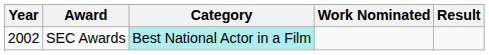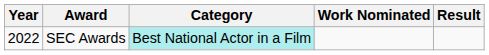(24, 38) 2002 -> (24, 38) 2022
